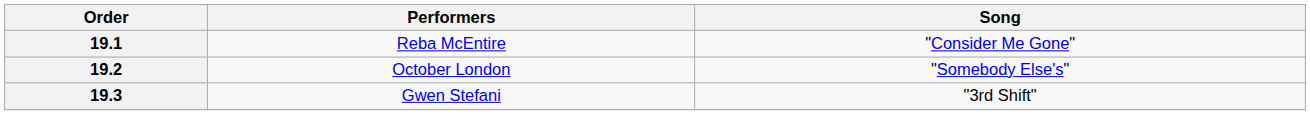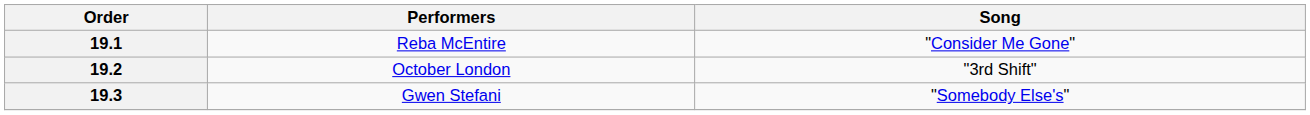(1000, 69) "Somebody Else's" -> (1000, 69) "3rd Shift"
(1000, 95) "3rd Shift" -> (1000, 95) "Somebody Else's"
